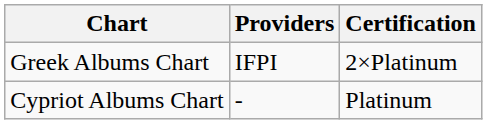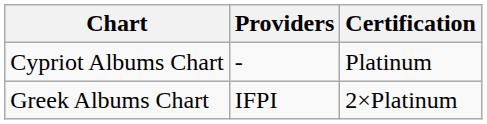rows swapped: (110, 61) <-> (117, 99)
